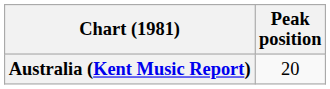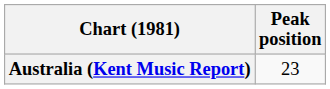(290, 68) 20 -> (290, 68) 23
